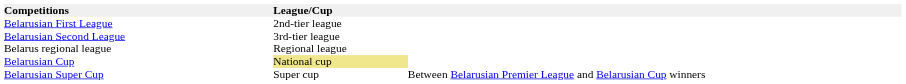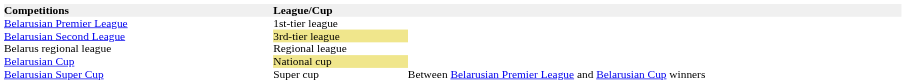+ row: (66, 23)
- row: (58, 23)
(306, 36) no background -> (306, 36) khaki background
